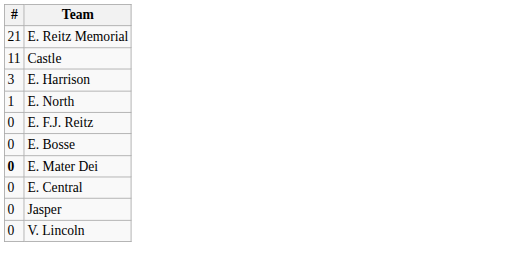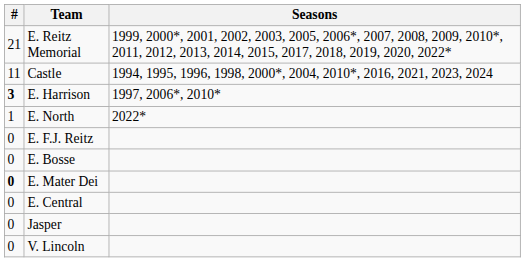+ column: (315, 15)
(11, 79) normal -> (11, 95) bold
